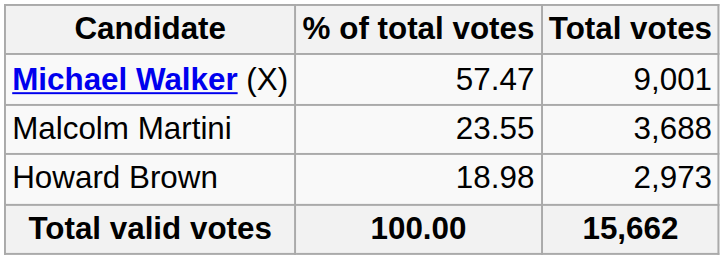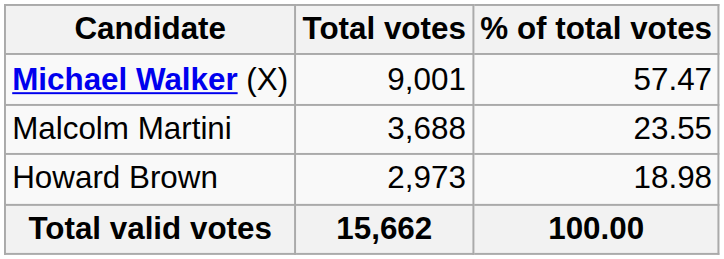columns swapped: (630, 29) <-> (418, 29)
